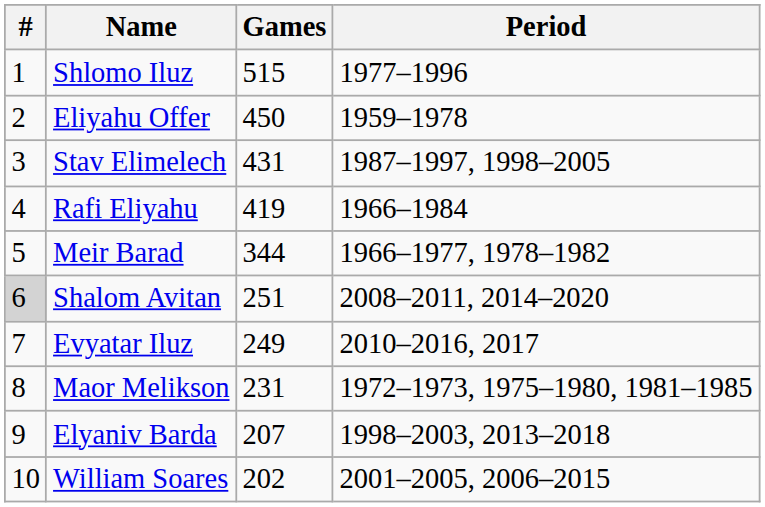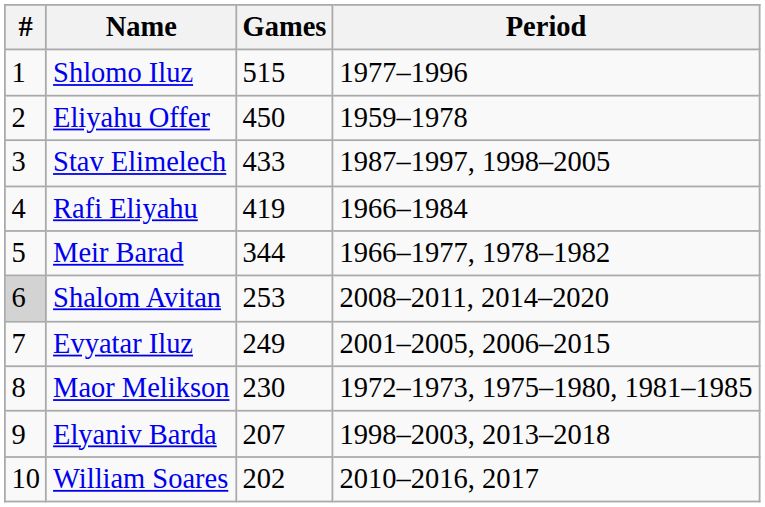(264, 162) 431 -> (264, 162) 433
(264, 298) 251 -> (264, 298) 253
(439, 343) 2010–2016, 2017 -> (475, 343) 2001–2005, 2006–2015
(264, 388) 231 -> (264, 388) 230
(475, 478) 2001–2005, 2006–2015 -> (439, 478) 2010–2016, 2017
